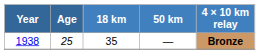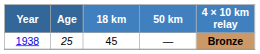(111, 41) 35 -> (111, 41) 45
